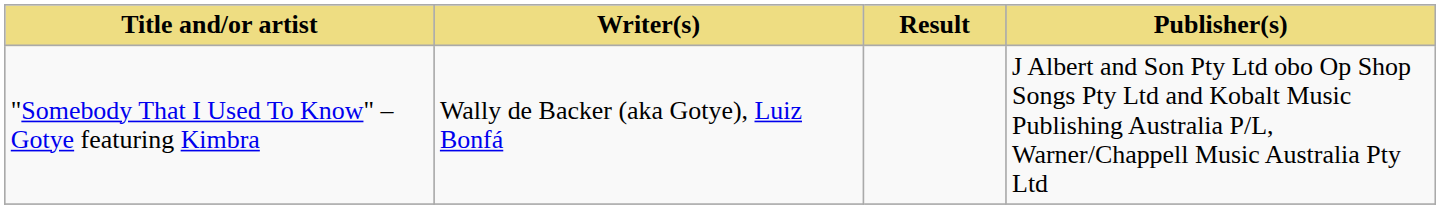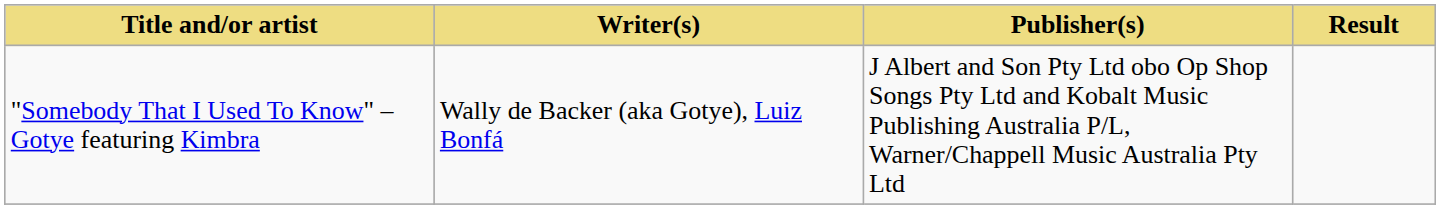columns swapped: (1221, 25) <-> (935, 25)
